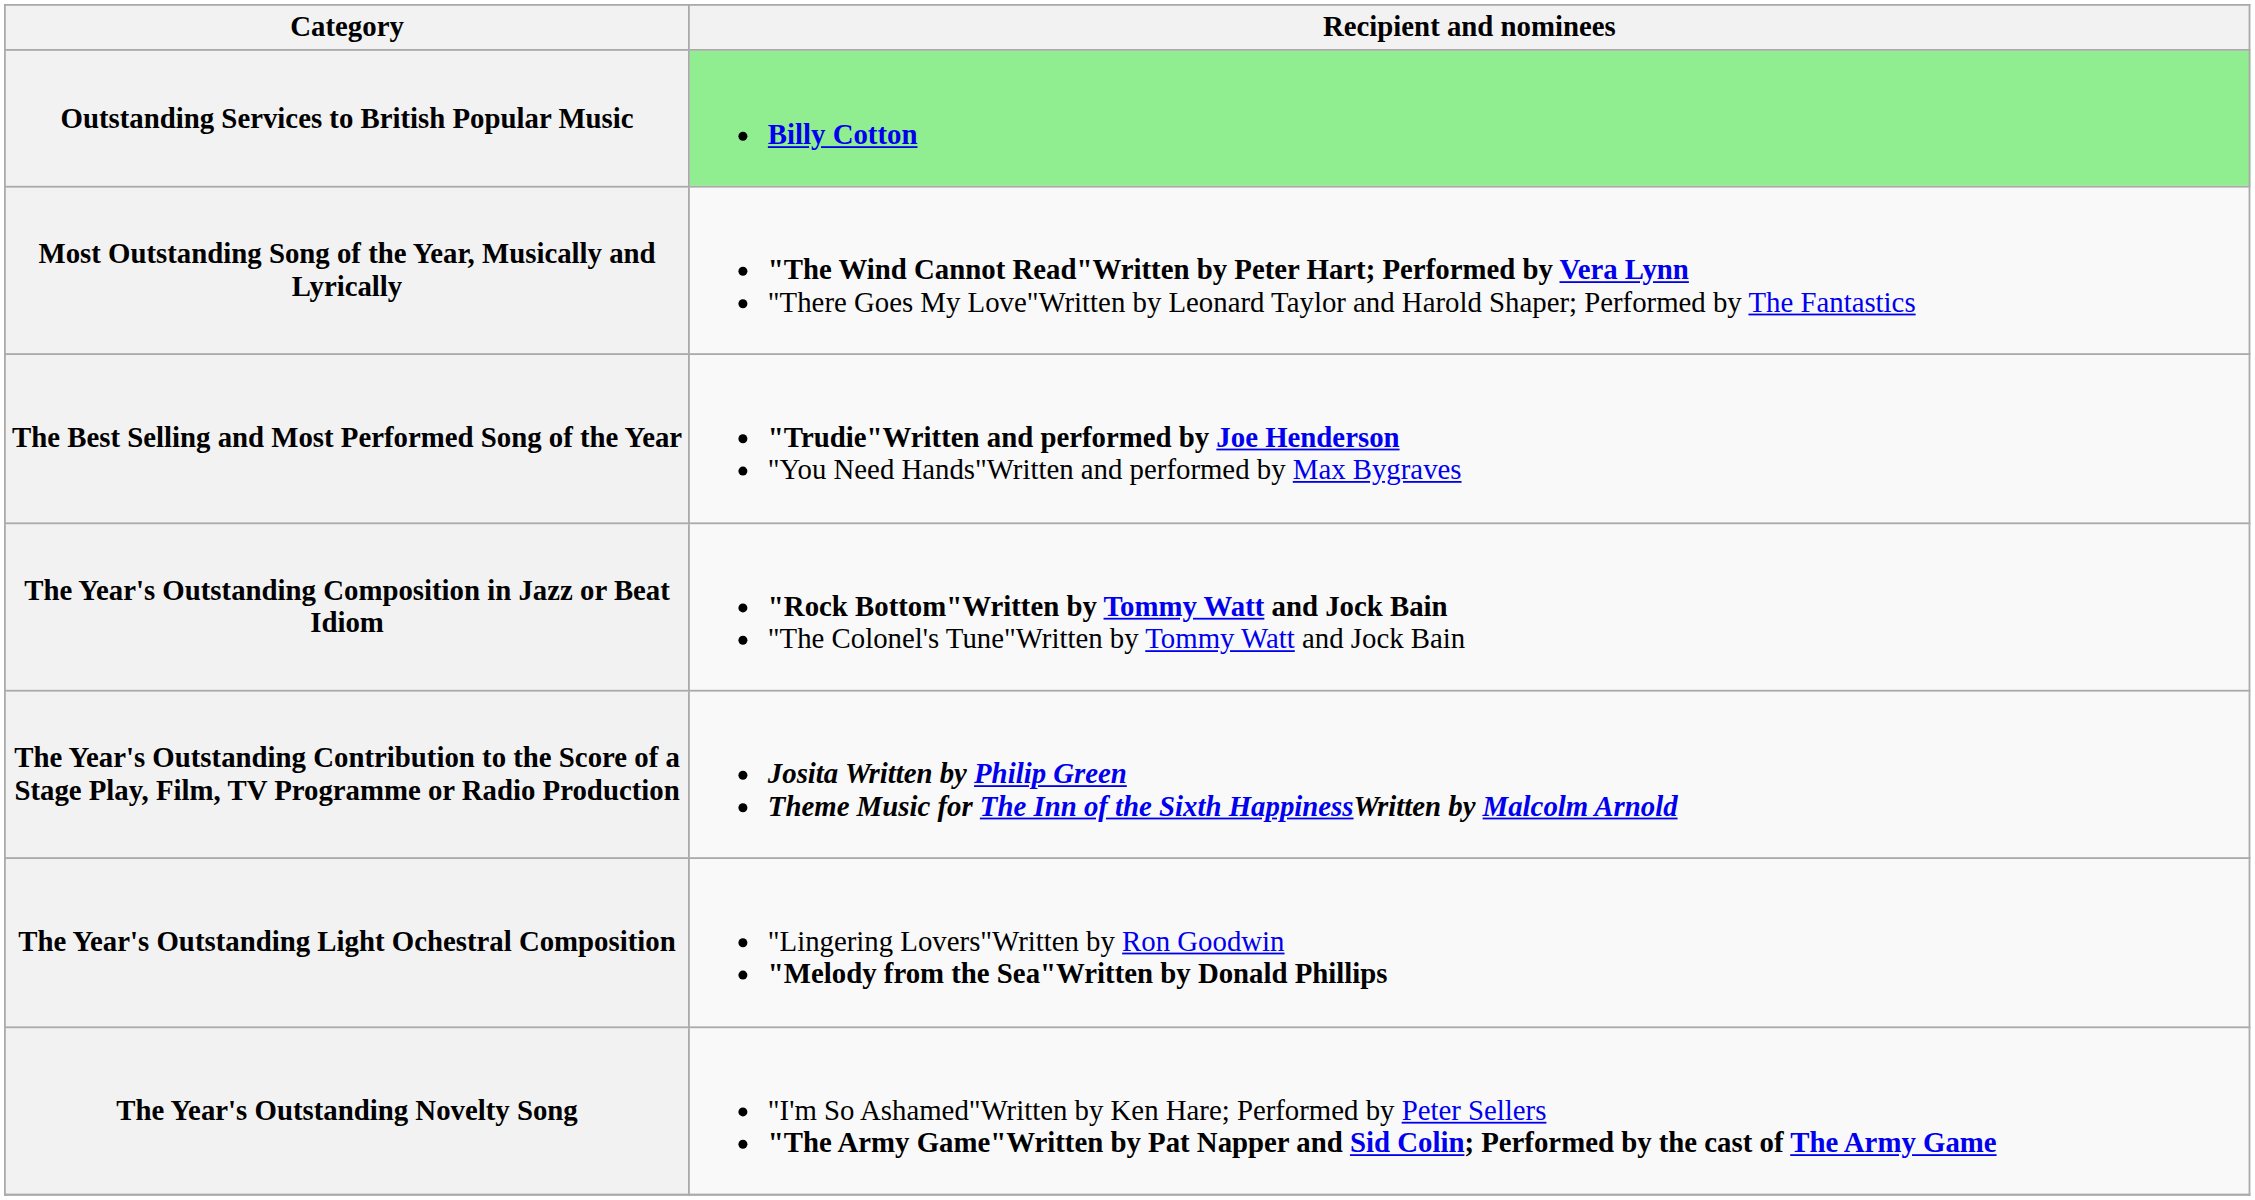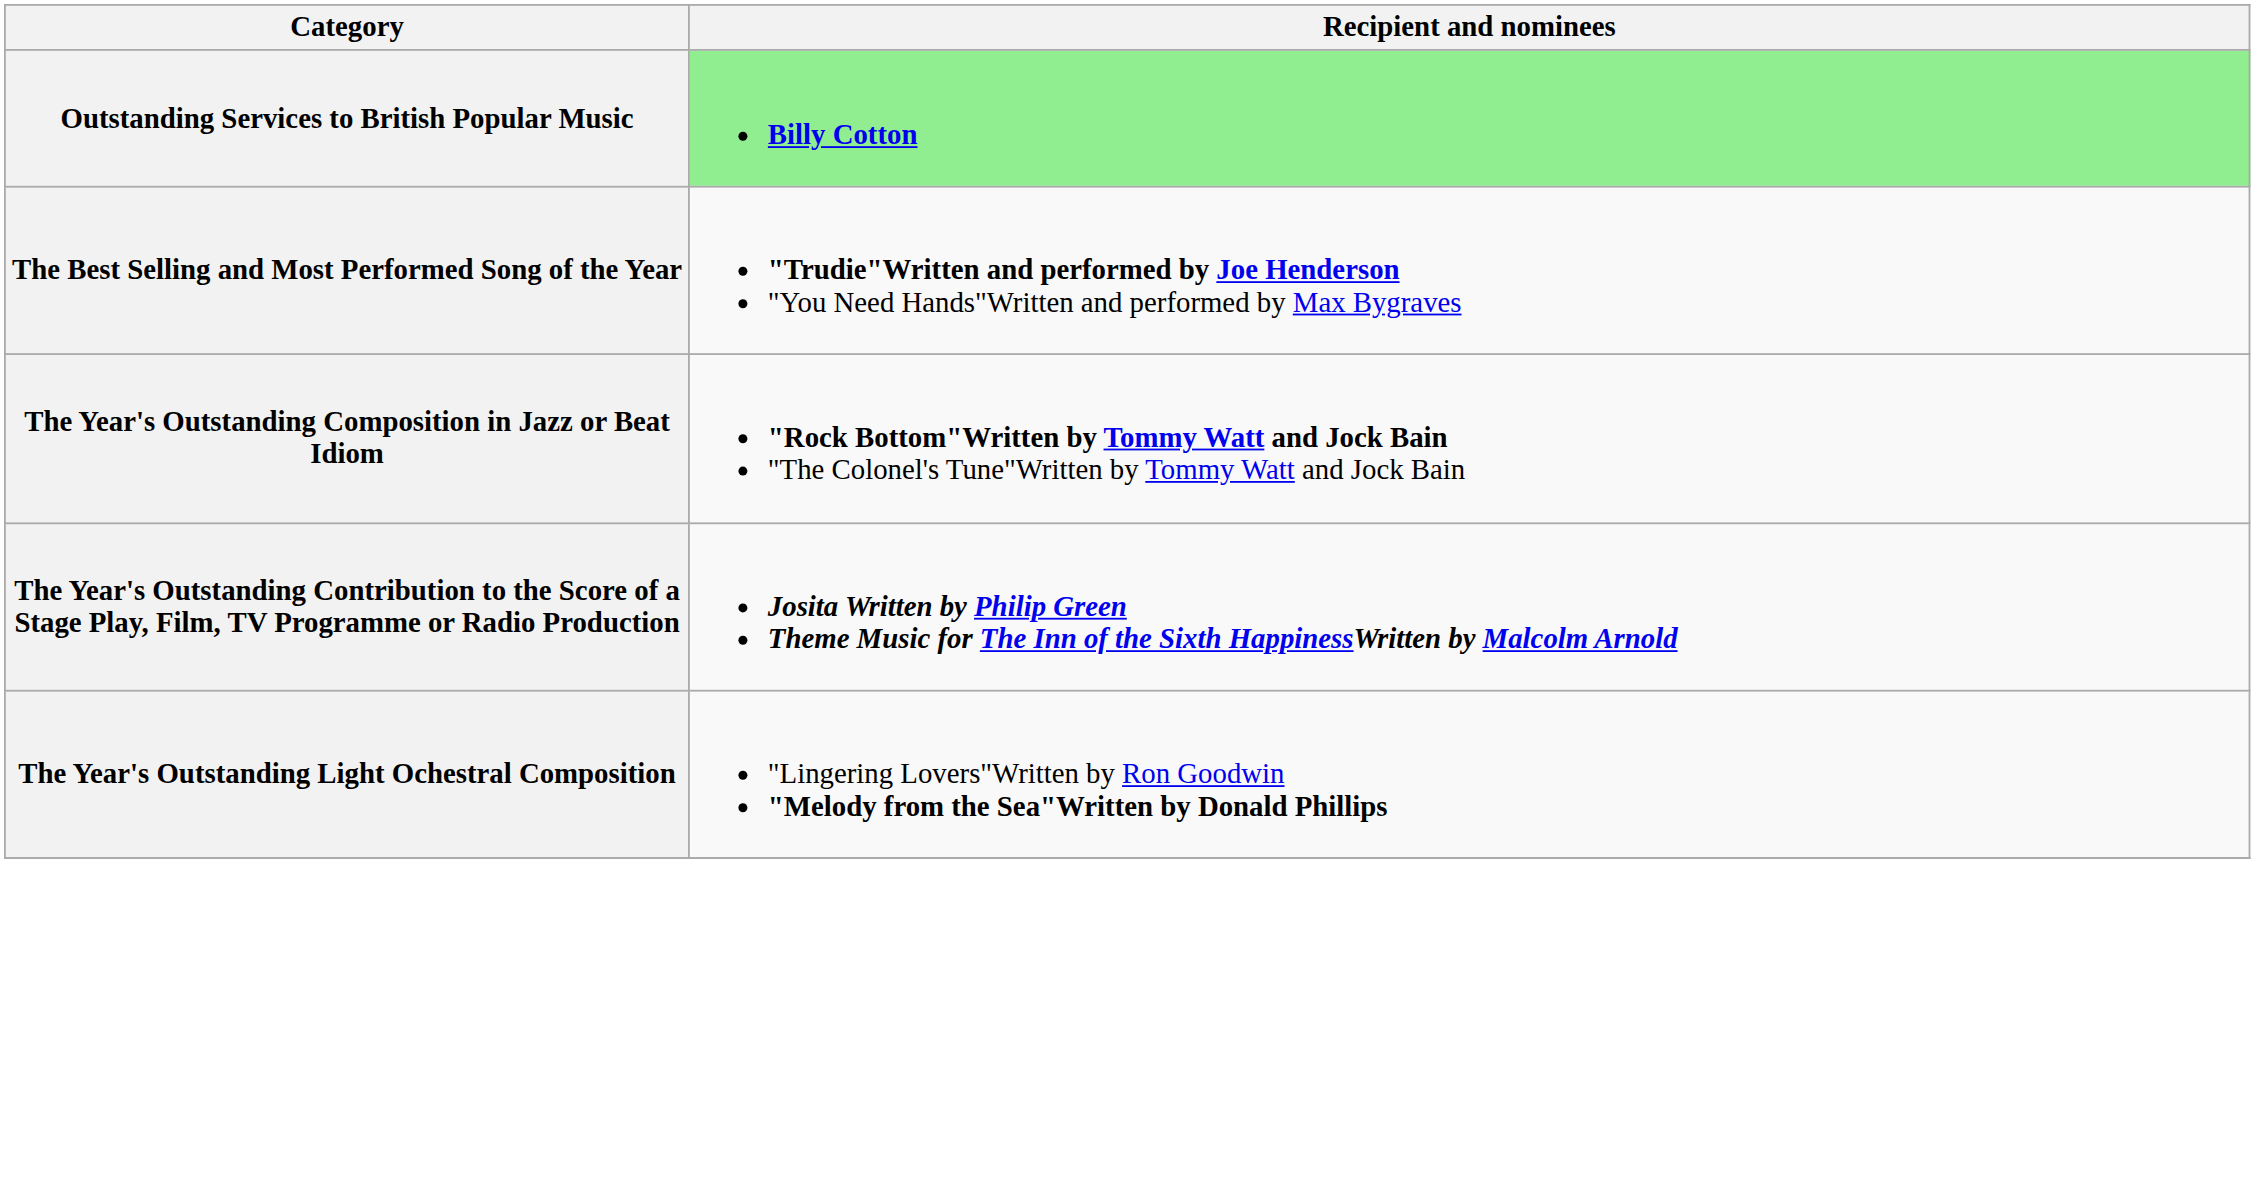- row: (347, 269)
- row: (347, 1110)
